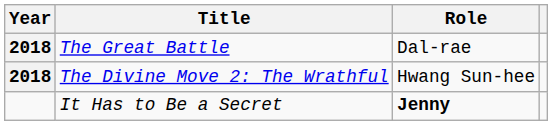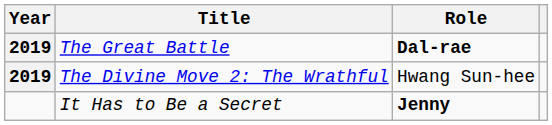(30, 48) 2018 -> (30, 48) 2019
(434, 48) normal -> (434, 48) bold
(30, 77) 2018 -> (30, 77) 2019
